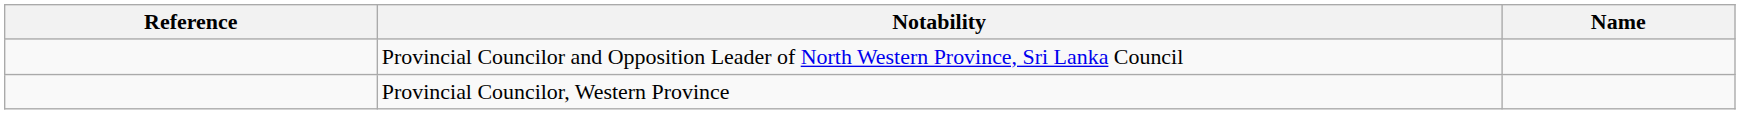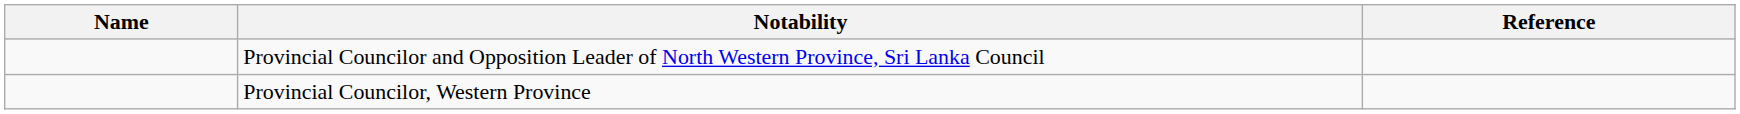columns swapped: (1618, 21) <-> (191, 21)
